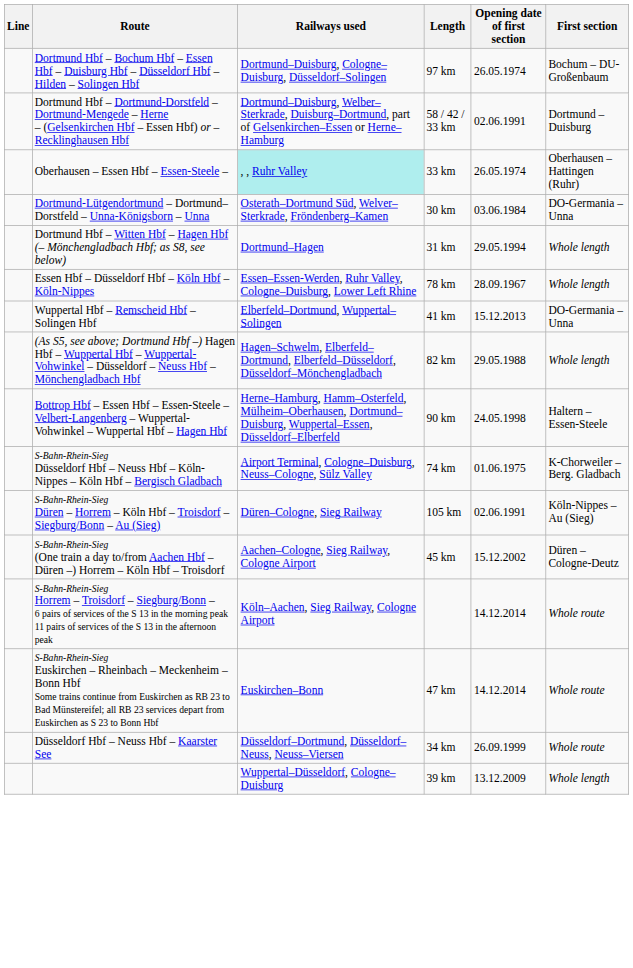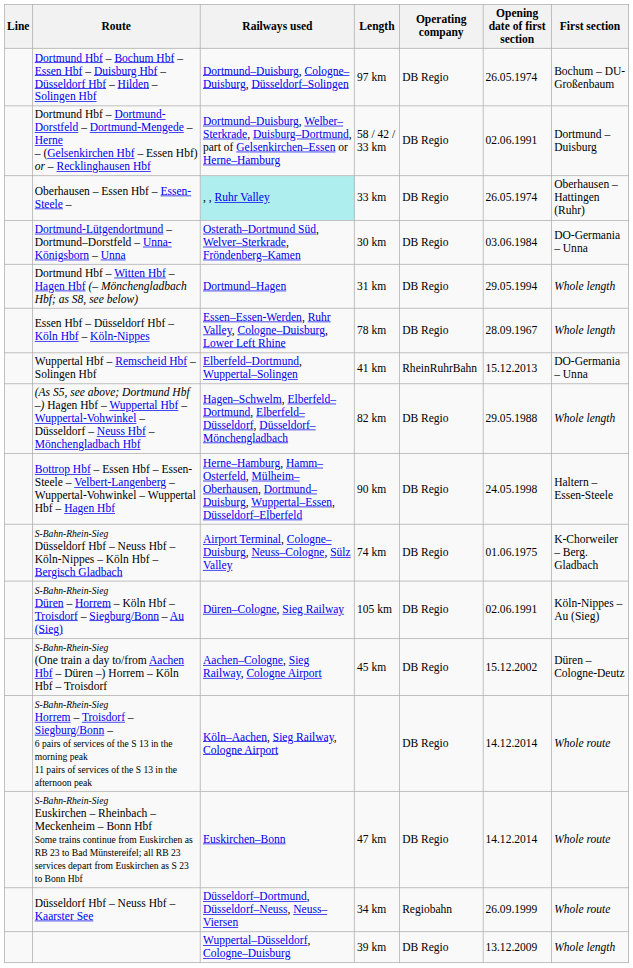+ column: (441, 26)
